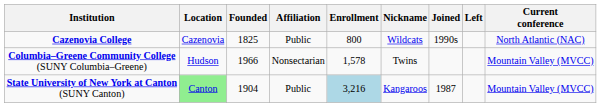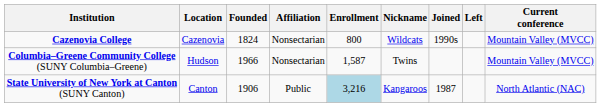(248, 39) 1825 -> (248, 39) 1824
(298, 39) Public -> (298, 39) Nonsectarian
(540, 39) North Atlantic (NAC) -> (540, 39) Mountain Valley (MVCC)
(354, 61) 1,578 -> (354, 61) 1,587
(203, 88) lightgreen background -> (203, 88) no background
(248, 88) 1904 -> (248, 88) 1906
(540, 88) Mountain Valley (MVCC) -> (540, 88) North Atlantic (NAC)
